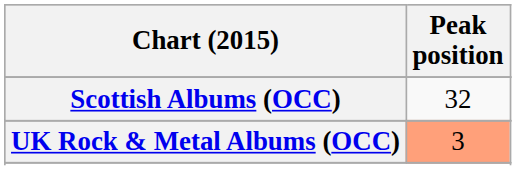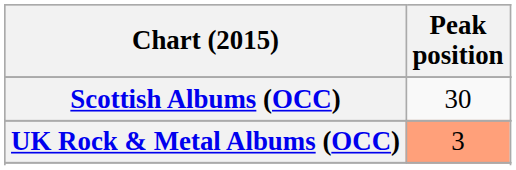(458, 98) 32 -> (458, 98) 30
